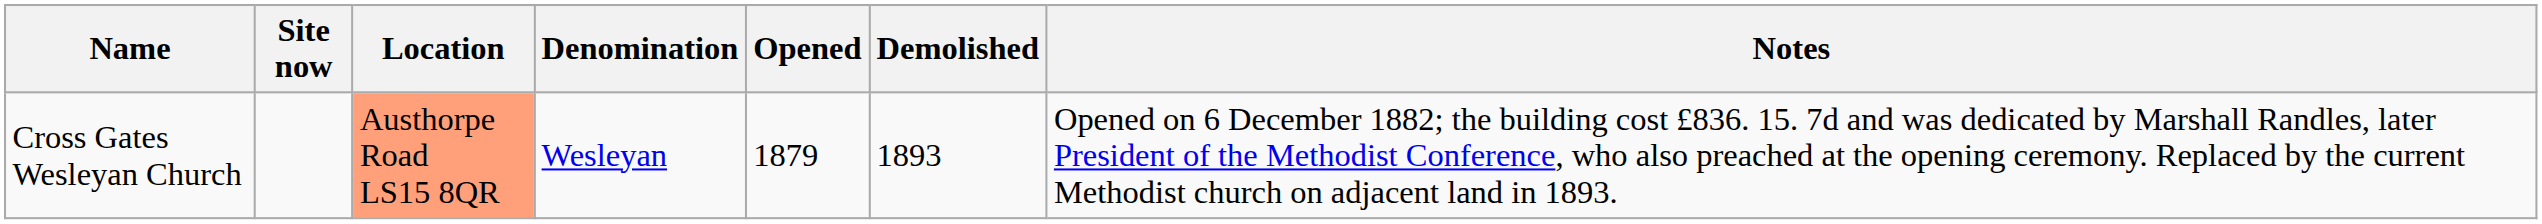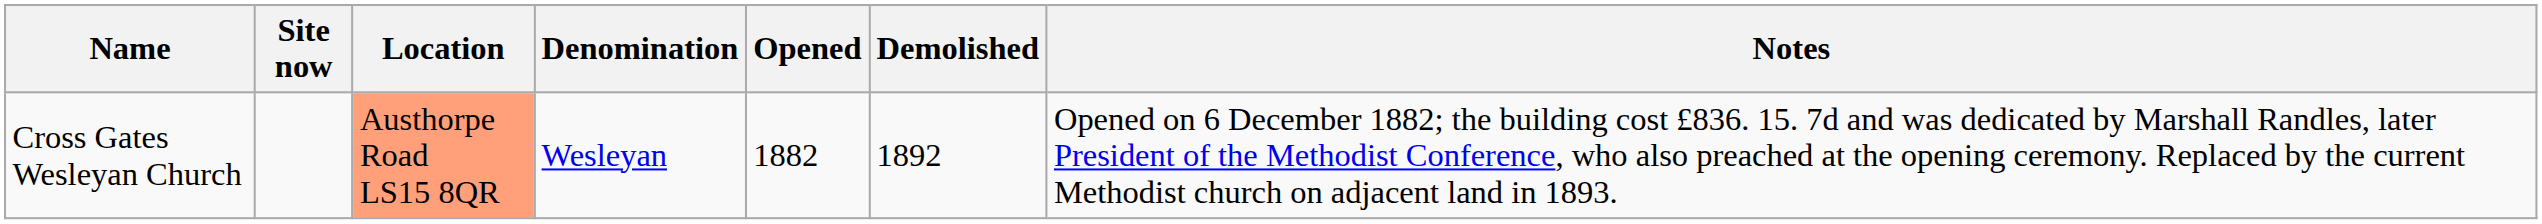(786, 154) 1879 -> (786, 154) 1882
(909, 154) 1893 -> (909, 154) 1892
